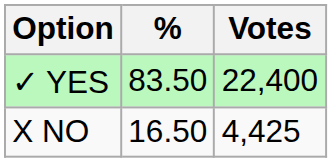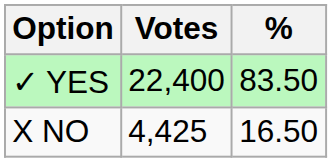columns swapped: (270, 29) <-> (168, 29)
